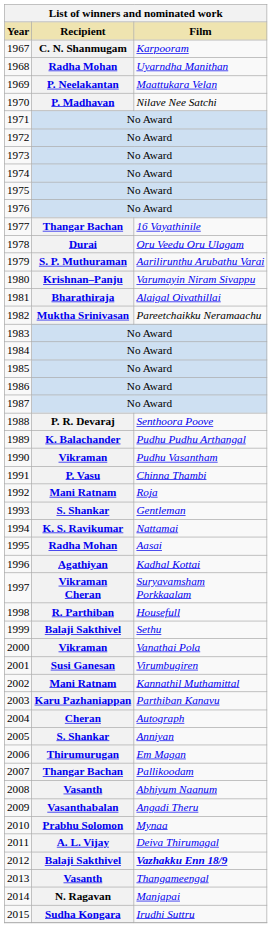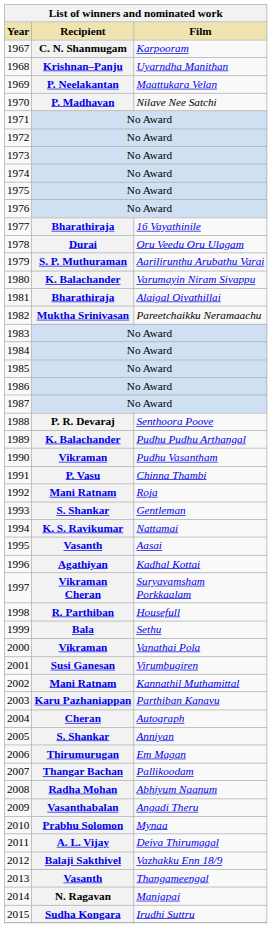(83, 66) Radha Mohan -> (83, 66) Krishnan–Panju
(83, 226) Thangar Bachan -> (83, 226) Bharathiraja
(83, 279) Krishnan–Panju -> (83, 279) K. Balachander
(83, 546) Radha Mohan -> (83, 546) Vasanth
(83, 629) Balaji Sakthivel -> (83, 629) Bala
(83, 789) Vasanth -> (83, 789) Radha Mohan
(182, 860) bold -> (179, 860) normal
